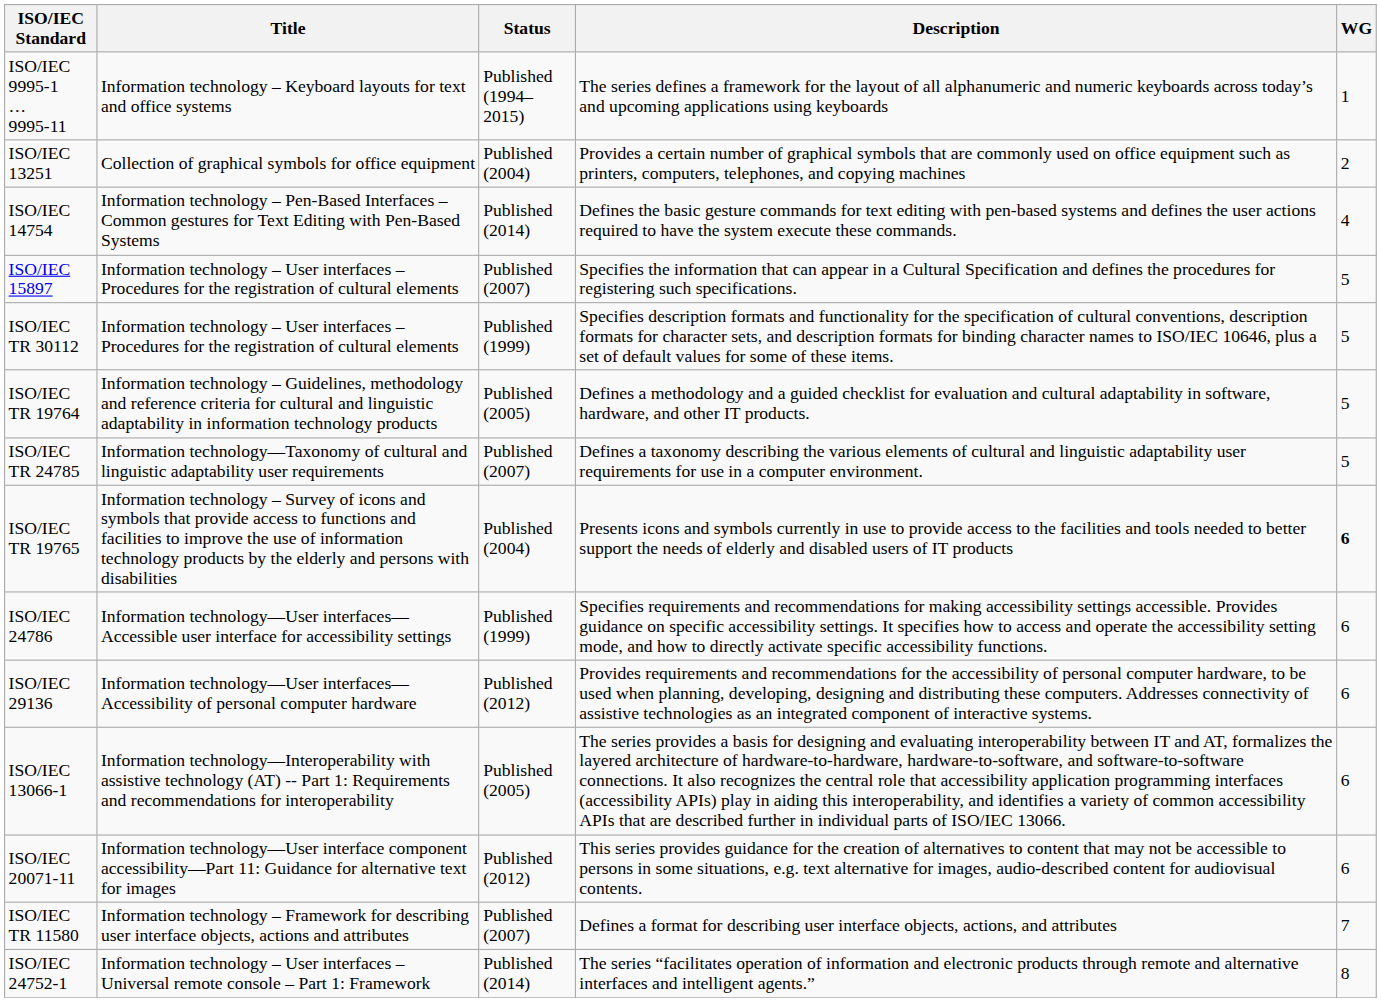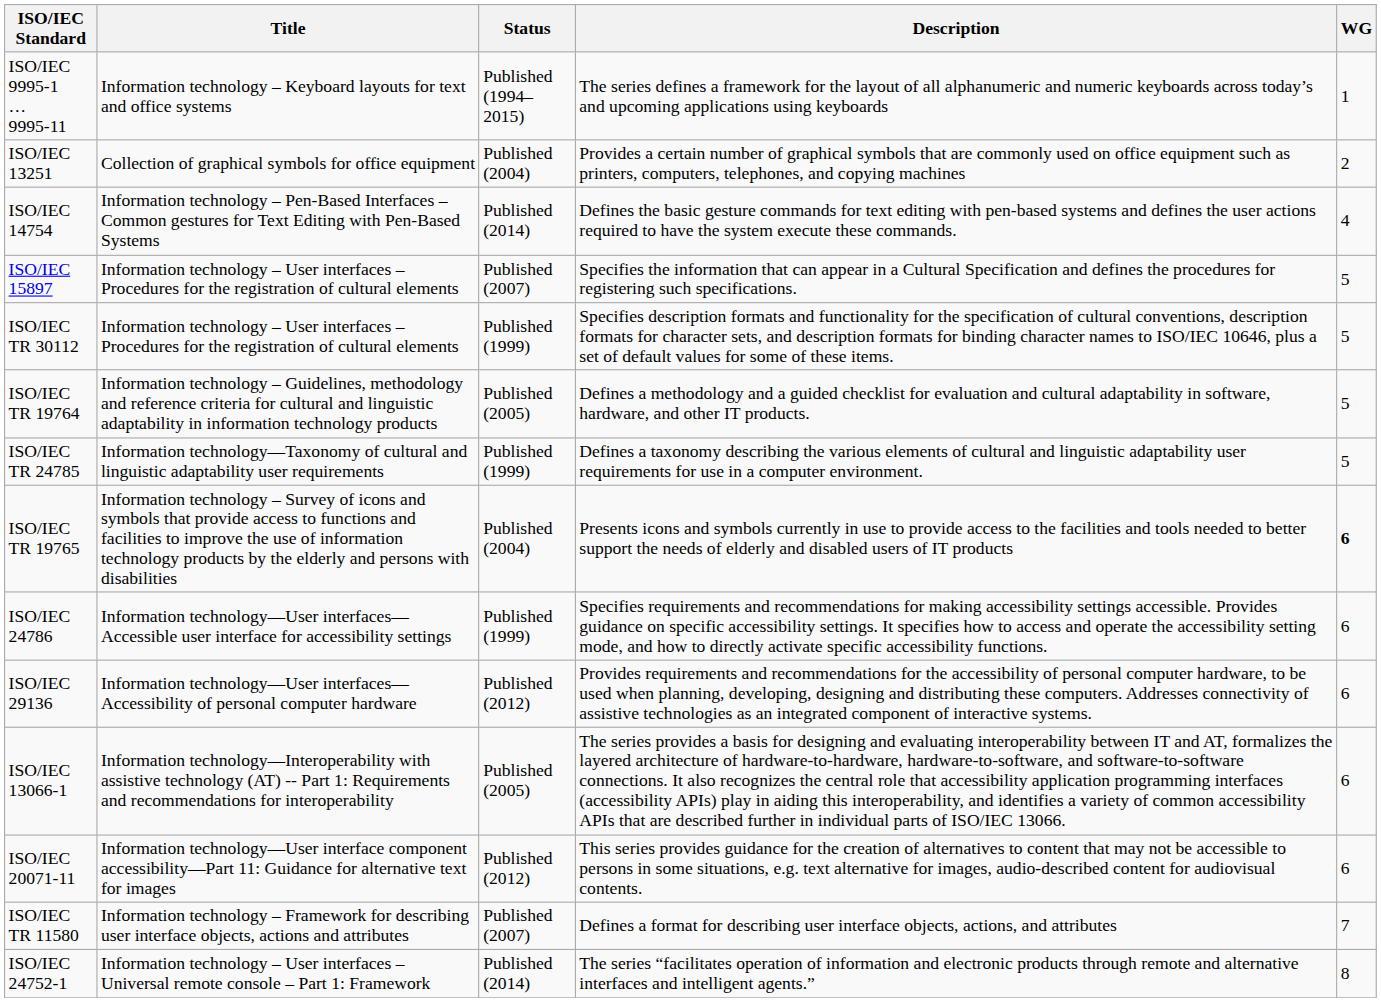(518, 461) Published (2007) -> (518, 461) Published (1999)
